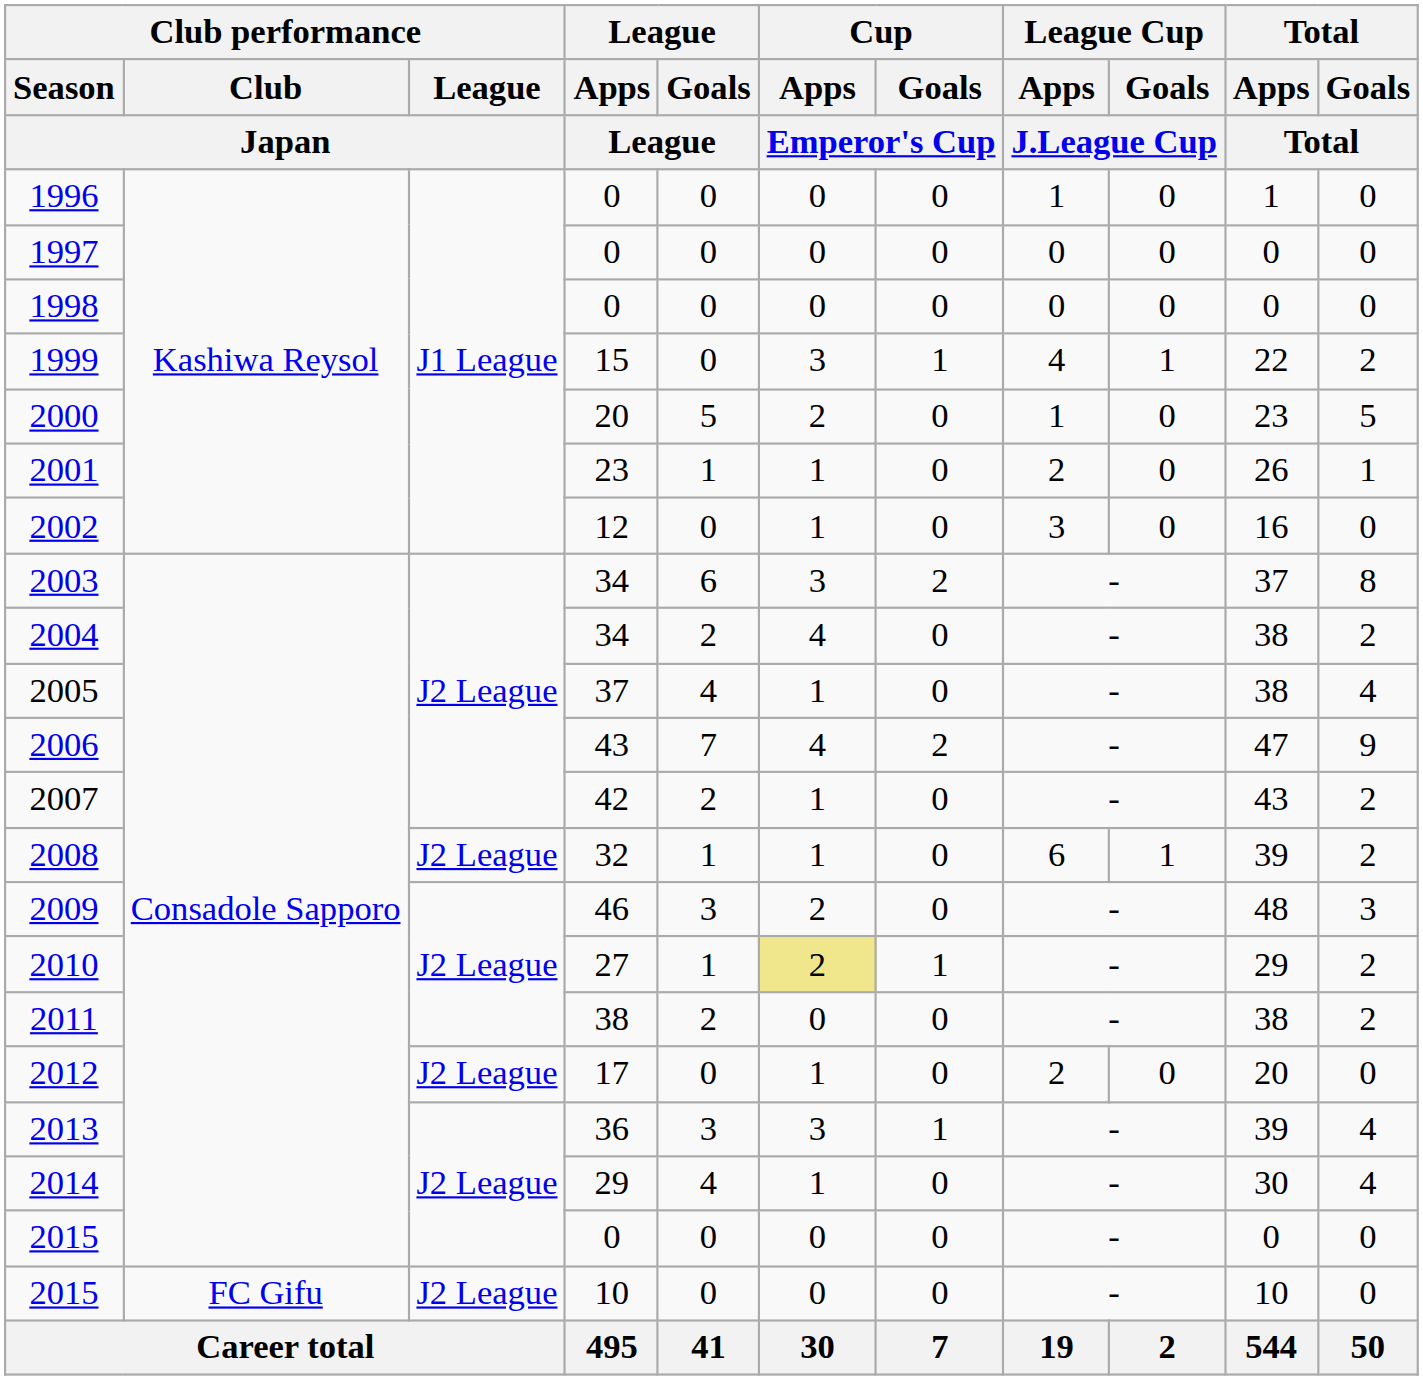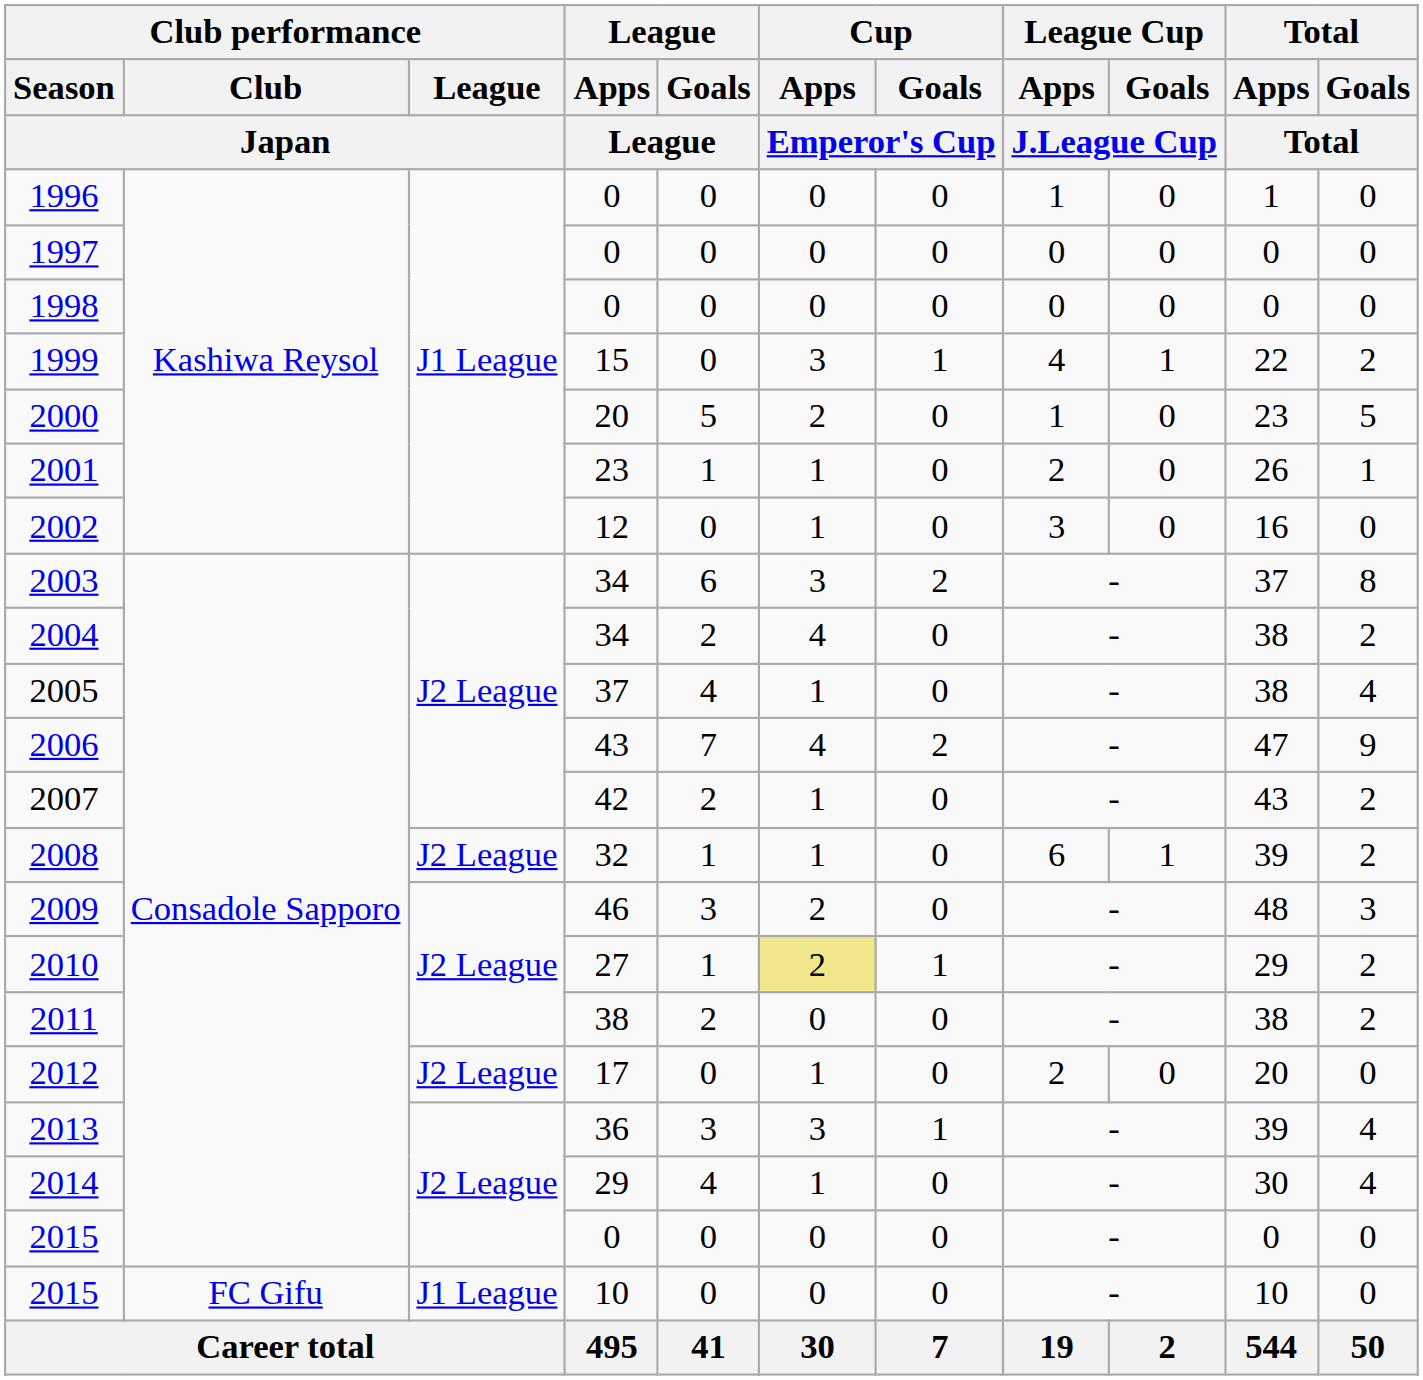(487, 1292) J2 League -> (487, 1292) J1 League
